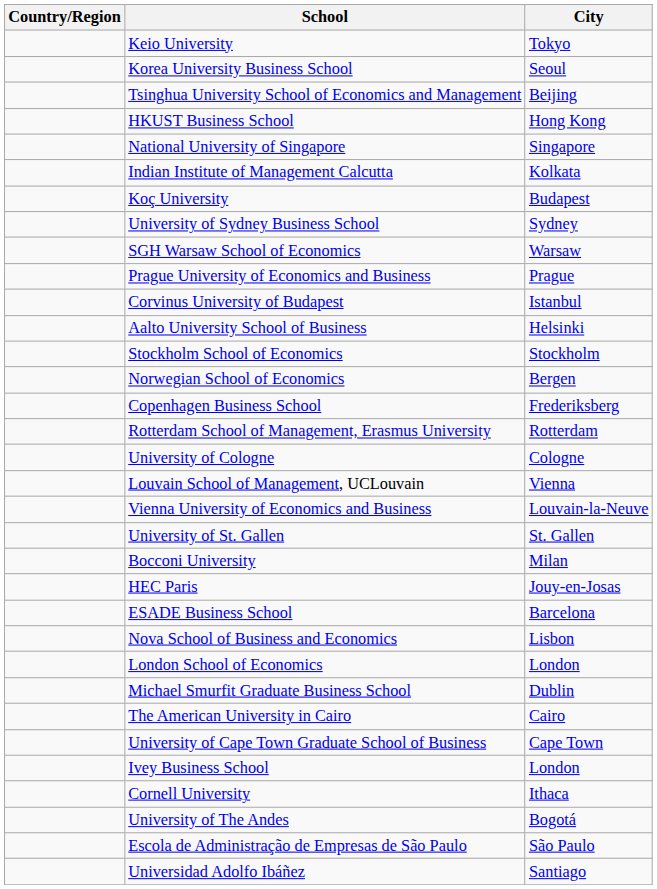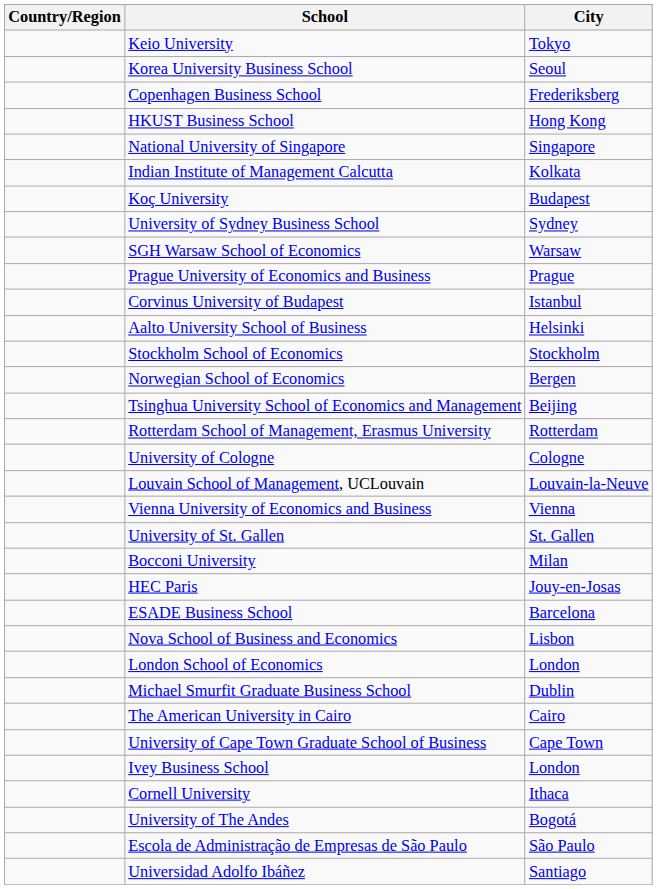rows swapped: (325, 95) <-> (225, 405)
(552, 483) Vienna -> (589, 483) Louvain-la-Neuve
(589, 509) Louvain-la-Neuve -> (552, 509) Vienna
